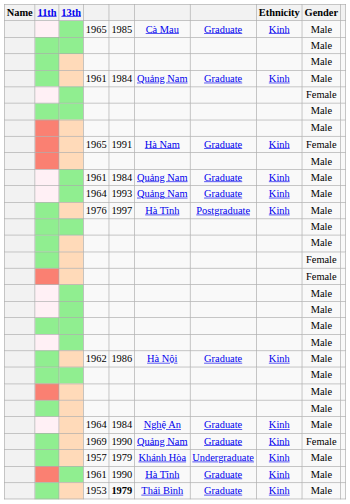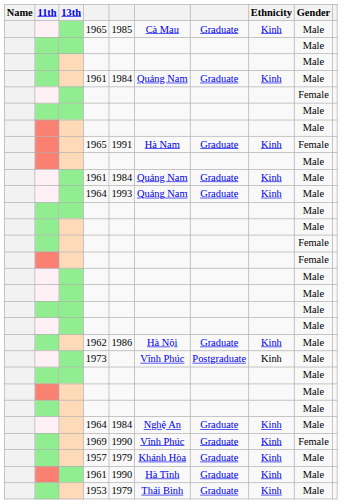- row: (20, 210)
+ row: (20, 359)
(162, 441) Quảng Nam -> (162, 441) Vĩnh Phúc
(223, 458) Undergraduate -> (219, 458) Graduate
(122, 491) bold -> (122, 491) normal
